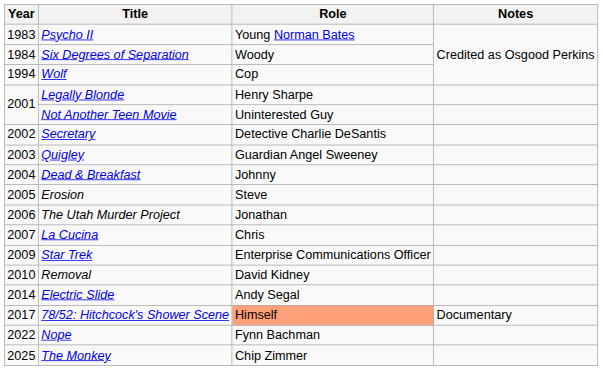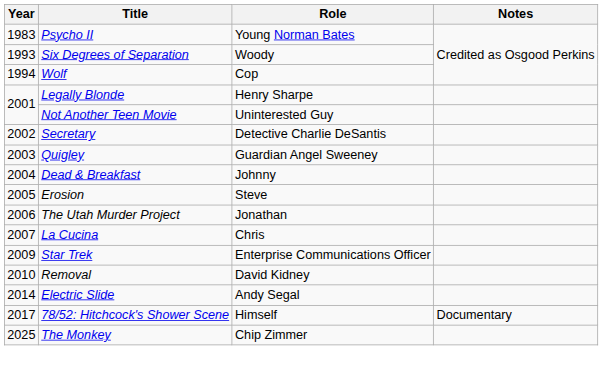(21, 54) 1984 -> (21, 54) 1993
(256, 315) lightsalmon background -> (256, 315) no background
- row: (56, 335)
